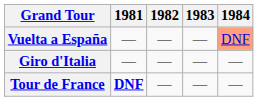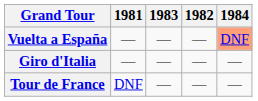columns swapped: (165, 15) <-> (200, 15)
(129, 84) bold -> (128, 84) normal
